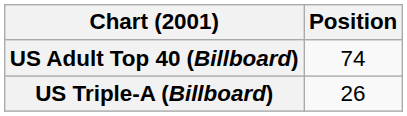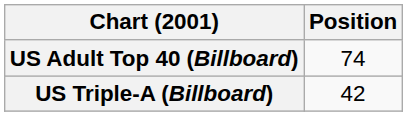(353, 93) 26 -> (353, 93) 42
